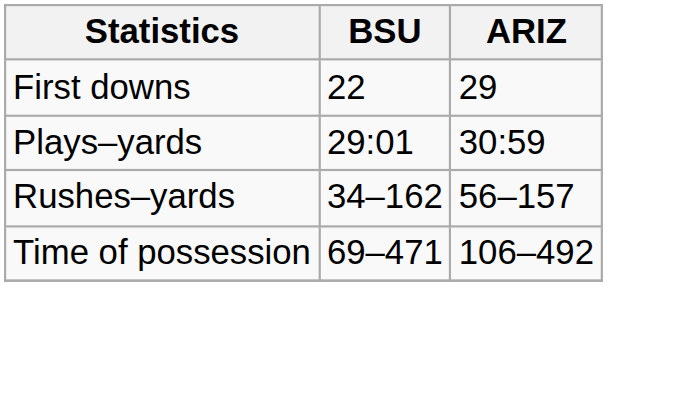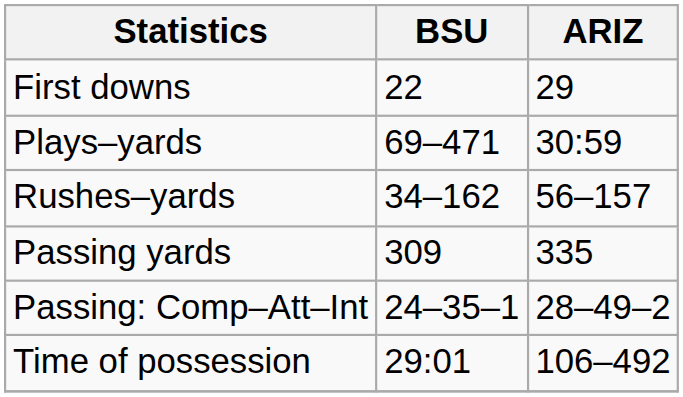(370, 142) 29:01 -> (442, 142) 69–471
+ row: (122, 252)
+ row: (191, 307)
(385, 252) 69–471 -> (428, 362) 29:01
